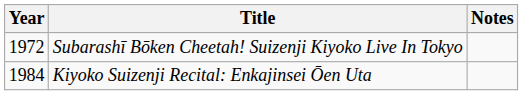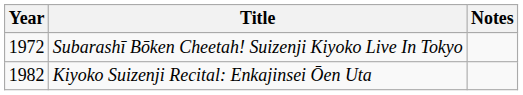(27, 75) 1984 -> (27, 75) 1982
